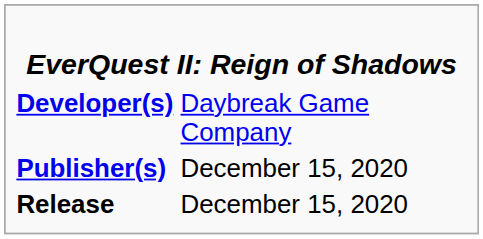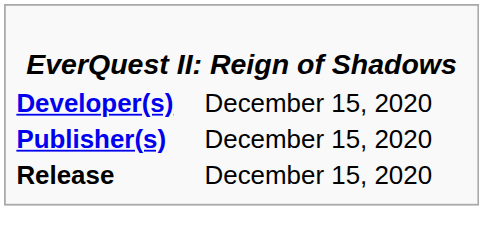(275, 117) Daybreak Game Company -> (318, 103) December 15, 2020
